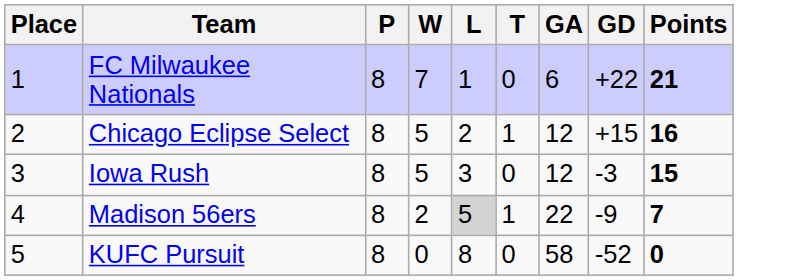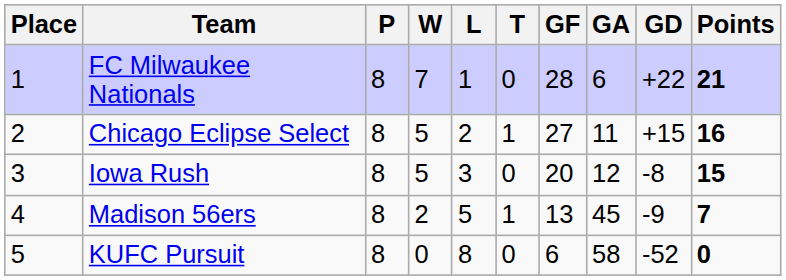+ column: (563, 24)
(559, 133) 12 -> (605, 133) 11
(606, 174) -3 -> (653, 174) -8
(465, 214) lightgrey background -> (465, 214) no background
(559, 214) 22 -> (606, 214) 45
